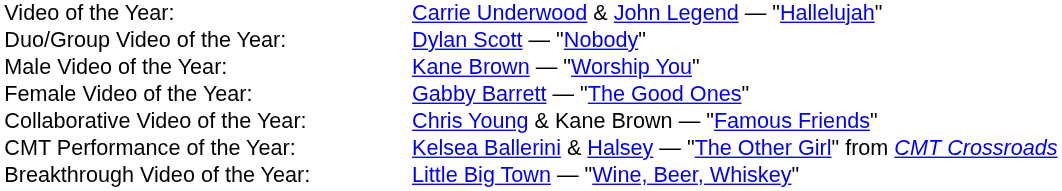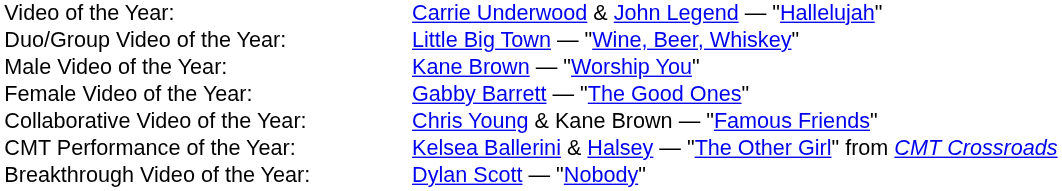(529, 40) Dylan Scott — "Nobody" -> (606, 40) Little Big Town — "Wine, Beer, Whiskey"
(606, 175) Little Big Town — "Wine, Beer, Whiskey" -> (529, 175) Dylan Scott — "Nobody"
